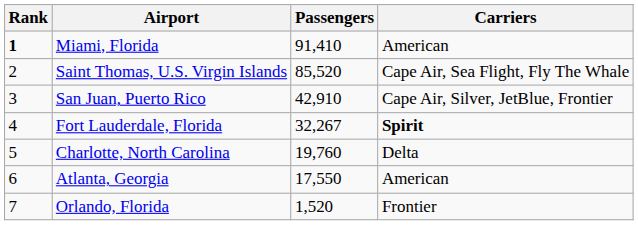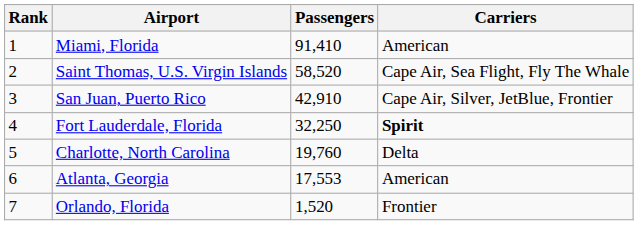(13, 44) bold -> (13, 44) normal
(318, 71) 85,520 -> (318, 71) 58,520
(318, 125) 32,267 -> (318, 125) 32,250
(318, 179) 17,550 -> (318, 179) 17,553
